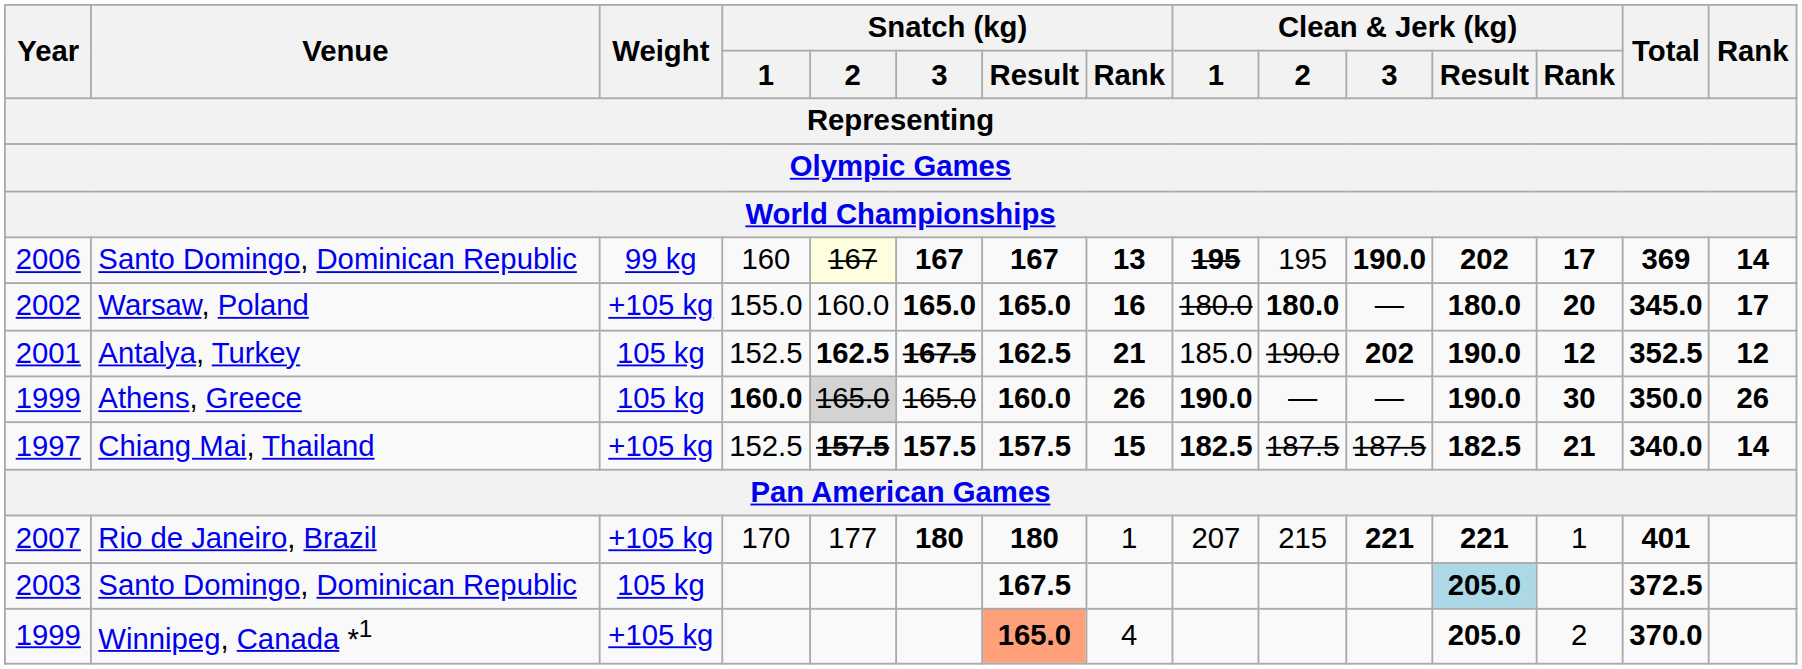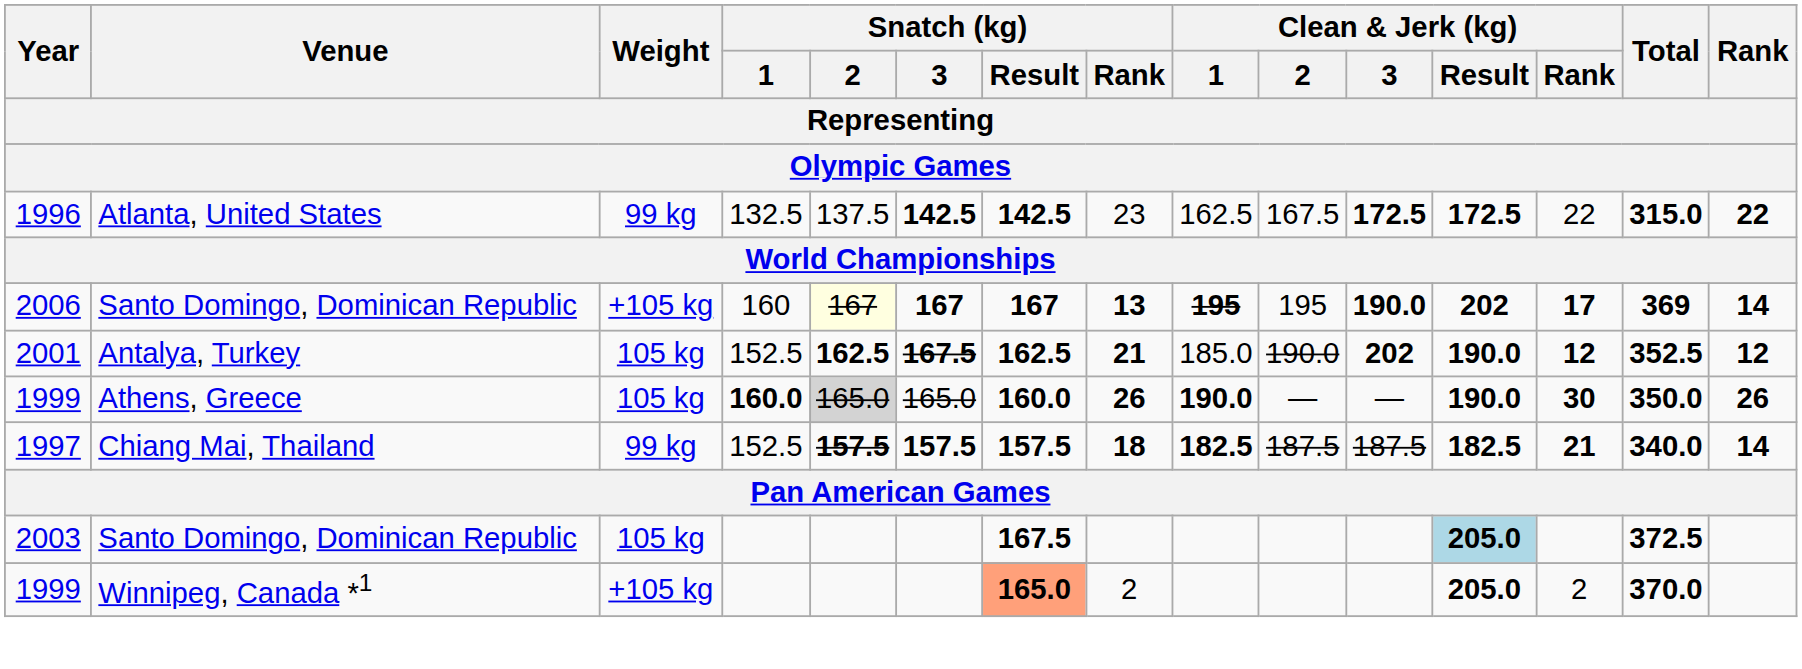+ row: (48, 213)
(661, 259) 99 kg -> (661, 306) +105 kg
- row: (48, 306)
(661, 445) +105 kg -> (661, 445) 99 kg
(1129, 445) 15 -> (1129, 445) 18
- row: (48, 538)
(1129, 635) 4 -> (1129, 588) 2
